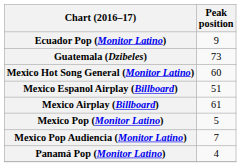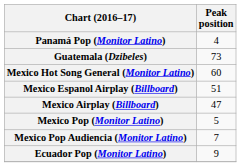rows swapped: (100, 40) <-> (100, 154)
(216, 105) 61 -> (216, 105) 47
